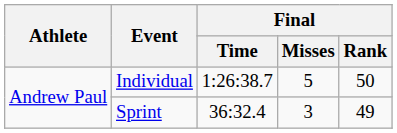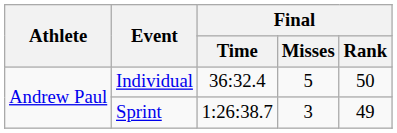(237, 82) 1:26:38.7 -> (237, 82) 36:32.4
(237, 112) 36:32.4 -> (237, 112) 1:26:38.7
